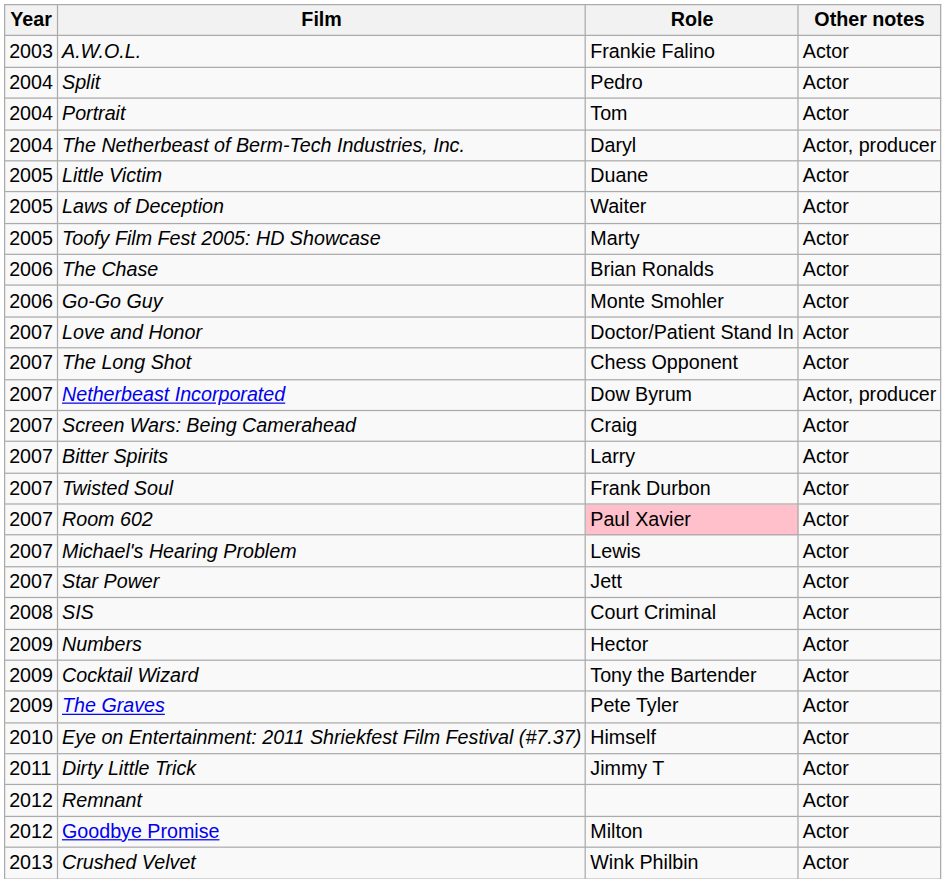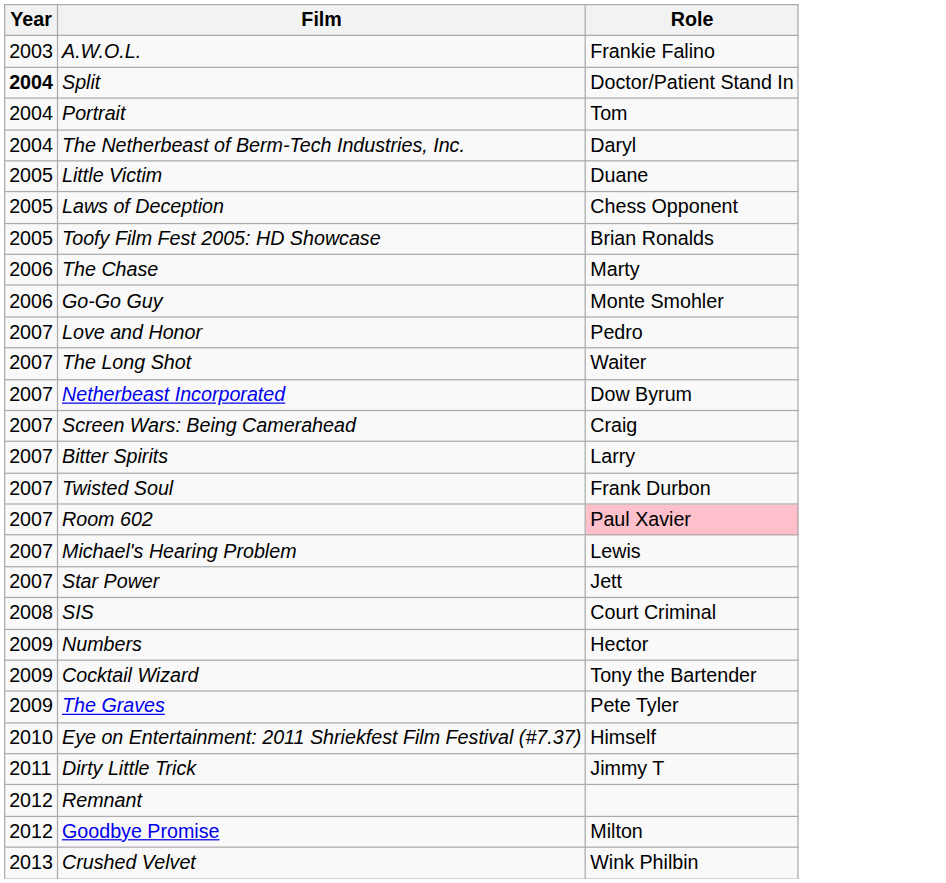- column: (870, 20)
(31, 82) normal -> (31, 82) bold
(617, 82) Pedro -> (692, 82) Doctor/Patient Stand In
(618, 207) Waiter -> (664, 207) Chess Opponent
(615, 238) Marty -> (652, 238) Brian Ronalds
(652, 269) Brian Ronalds -> (615, 269) Marty
(692, 332) Doctor/Patient Stand In -> (617, 332) Pedro
(664, 363) Chess Opponent -> (618, 363) Waiter
